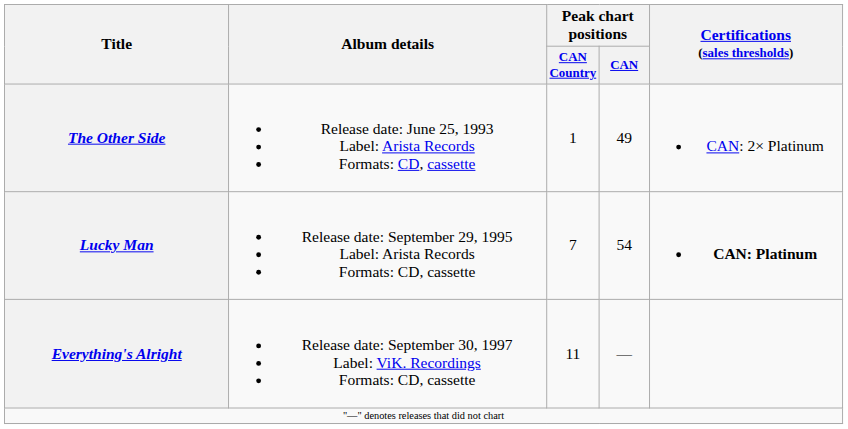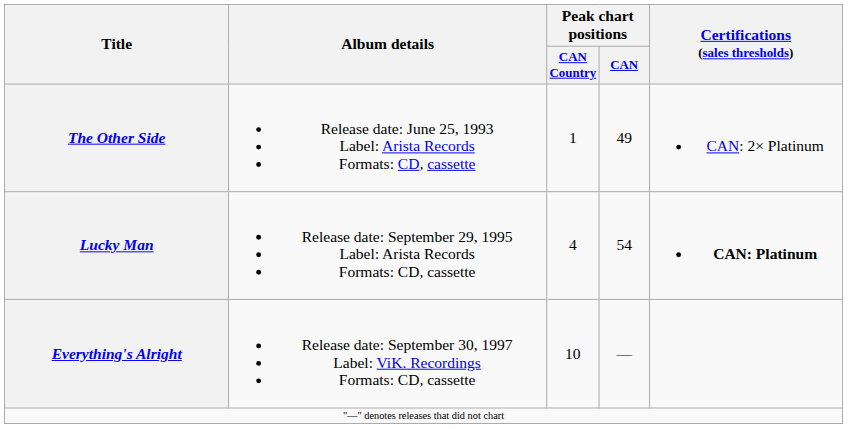(573, 245) 7 -> (573, 245) 4
(573, 353) 11 -> (573, 353) 10
